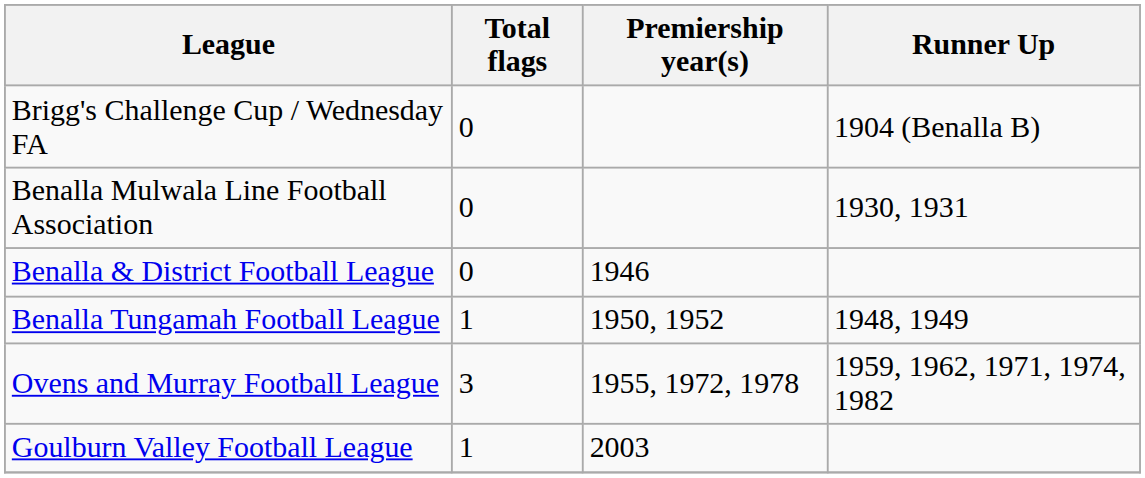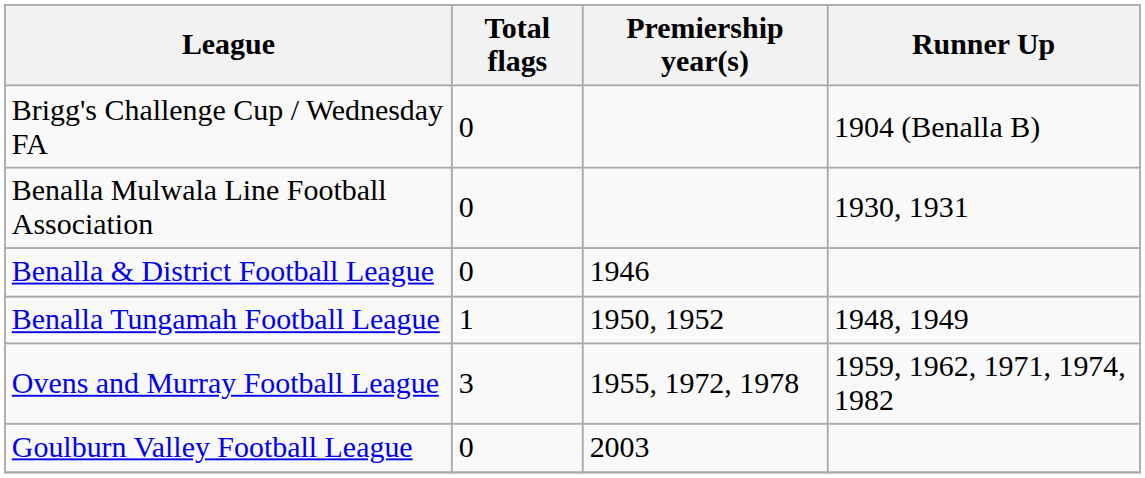(466, 447) 1 -> (466, 447) 0
